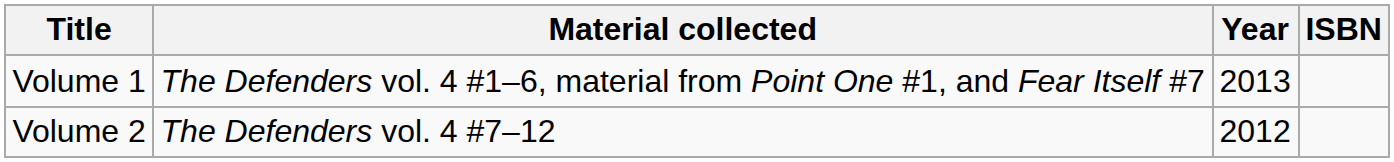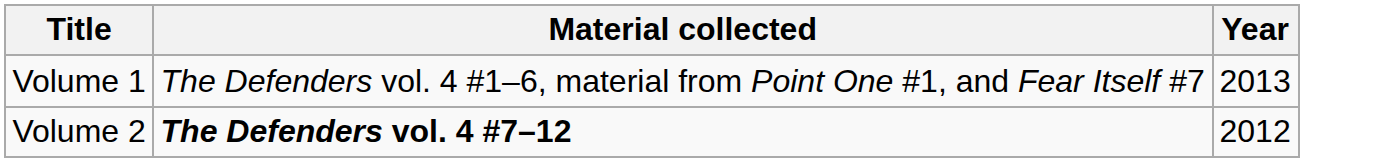- column: (1344, 29)
(358, 131) normal -> (366, 131) bold
